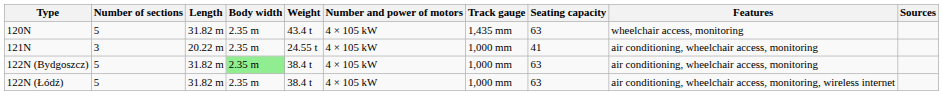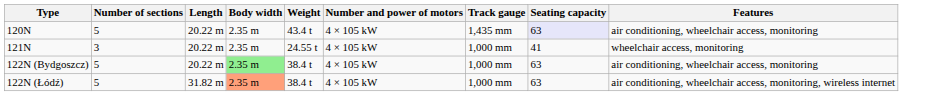- column: (918, 13)
(206, 30) 31.82 m -> (206, 30) 20.22 m
(536, 30) no background -> (536, 30) lavender background
(677, 30) wheelchair access, monitoring -> (715, 30) air conditioning, wheelchair access, monitoring
(715, 47) air conditioning, wheelchair access, monitoring -> (677, 47) wheelchair access, monitoring
(206, 64) 31.82 m -> (206, 64) 20.22 m
(244, 82) no background -> (244, 82) lightsalmon background
